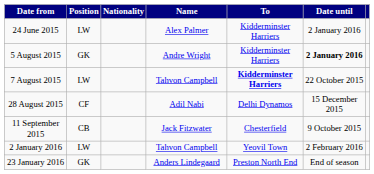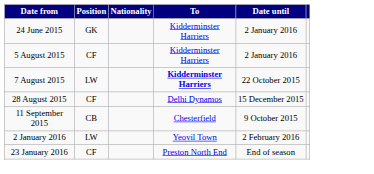- column: (187, 12)
(84, 31) LW -> (91, 31) GK
(84, 55) GK -> (91, 55) CF
(334, 55) bold -> (271, 55) normal
(84, 162) GK -> (91, 152) CF
